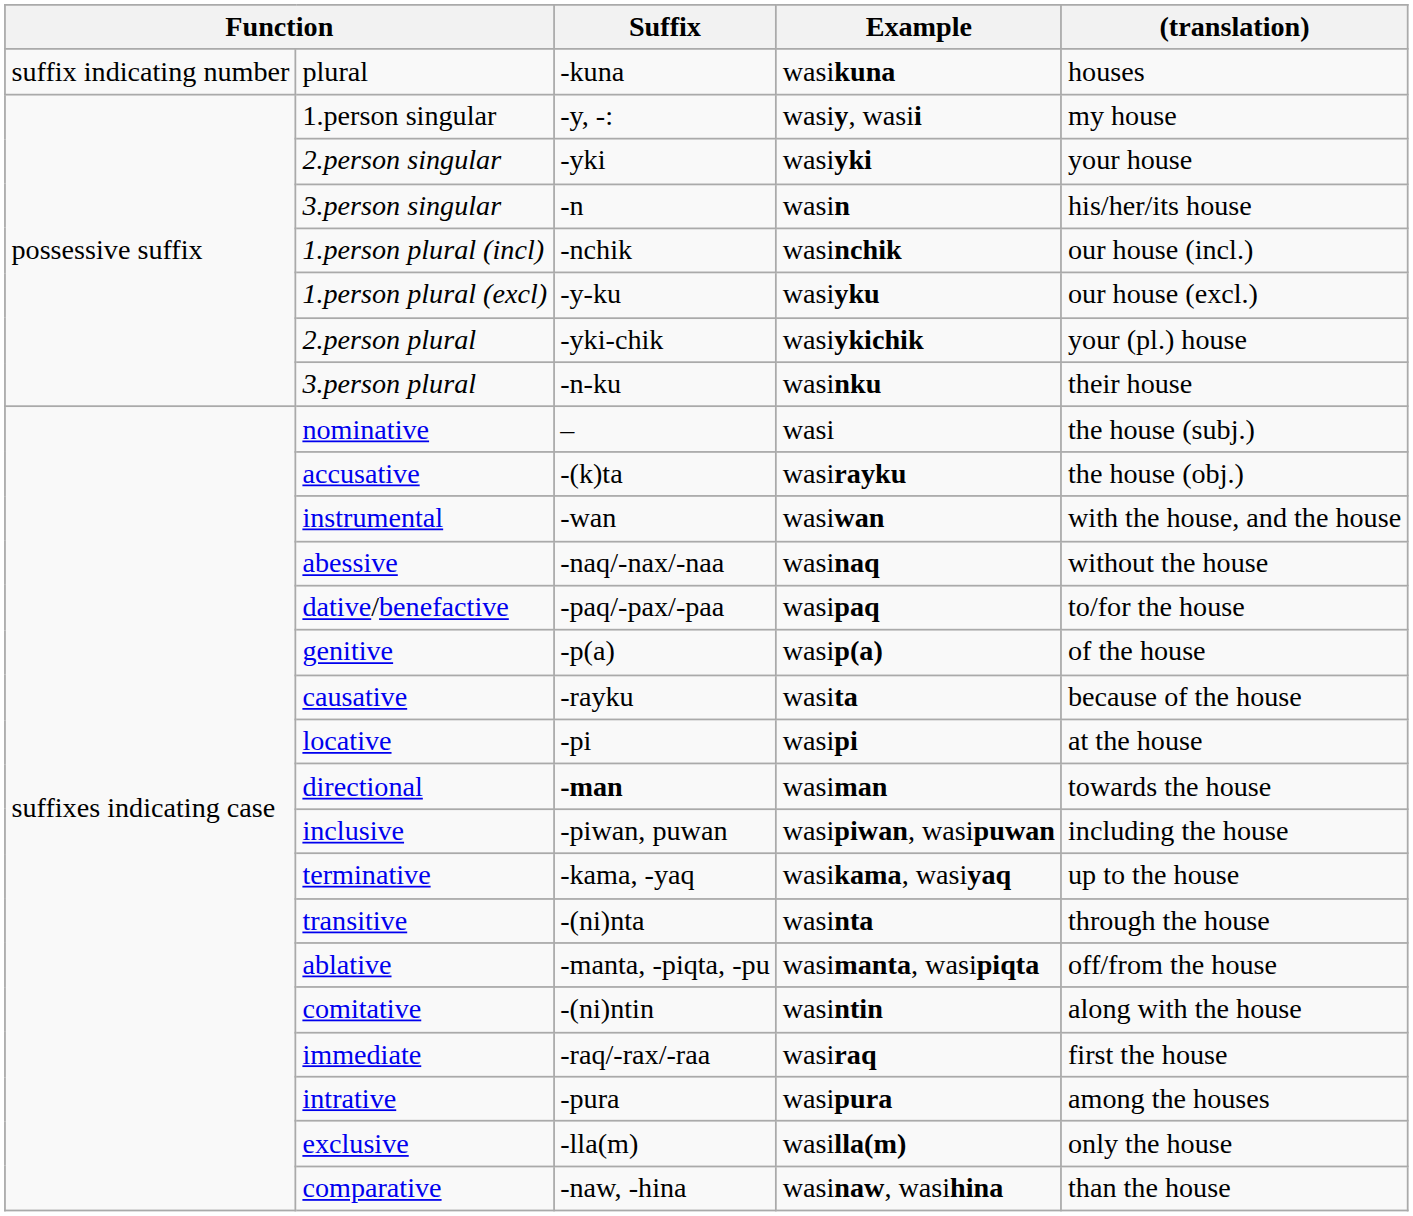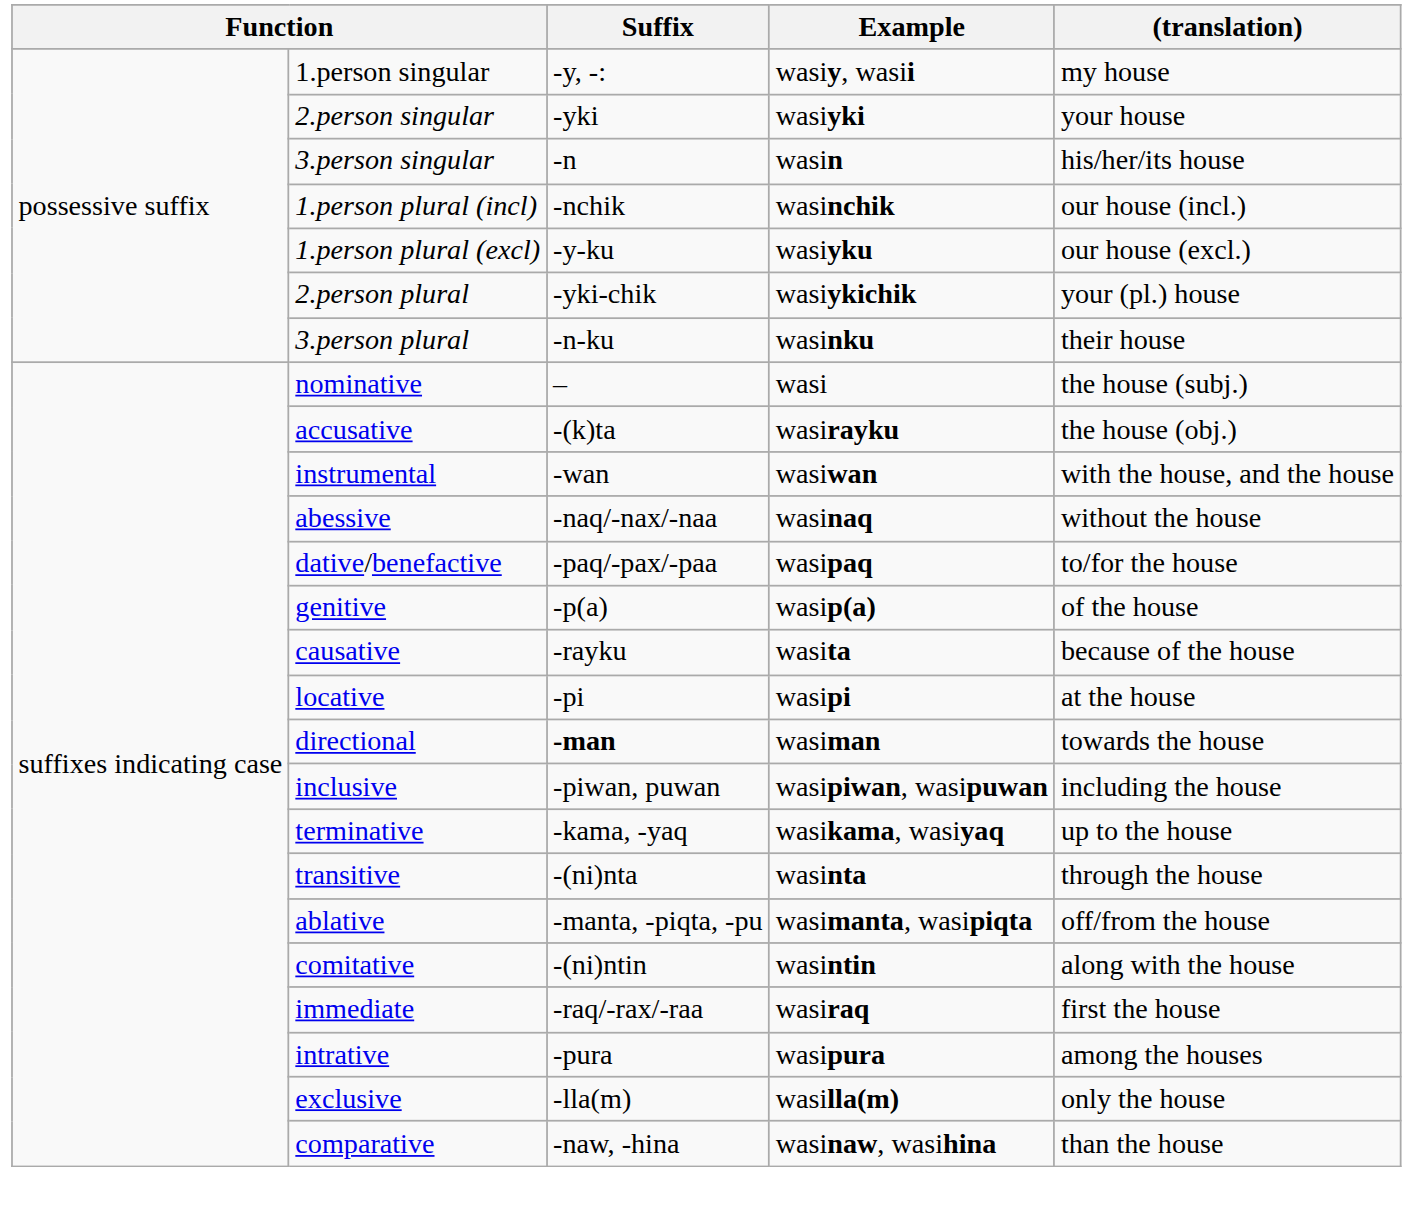- row: (335, 71)
